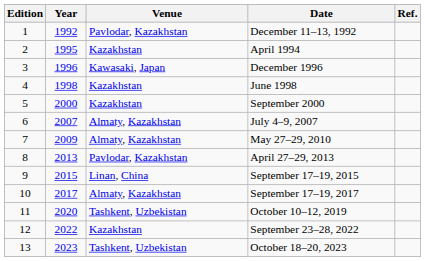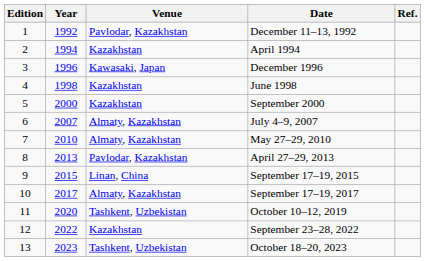(66, 49) 1995 -> (66, 49) 1994
(66, 139) 2009 -> (66, 139) 2010
